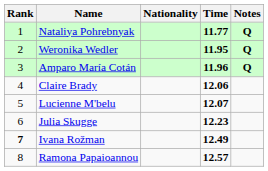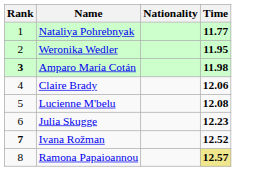- column: (247, 13)
(20, 67) normal -> (20, 67) bold
(216, 67) 11.96 -> (216, 67) 11.98
(216, 103) 12.07 -> (216, 103) 12.08
(216, 139) 12.49 -> (216, 139) 12.52
(216, 157) no background -> (216, 157) khaki background
